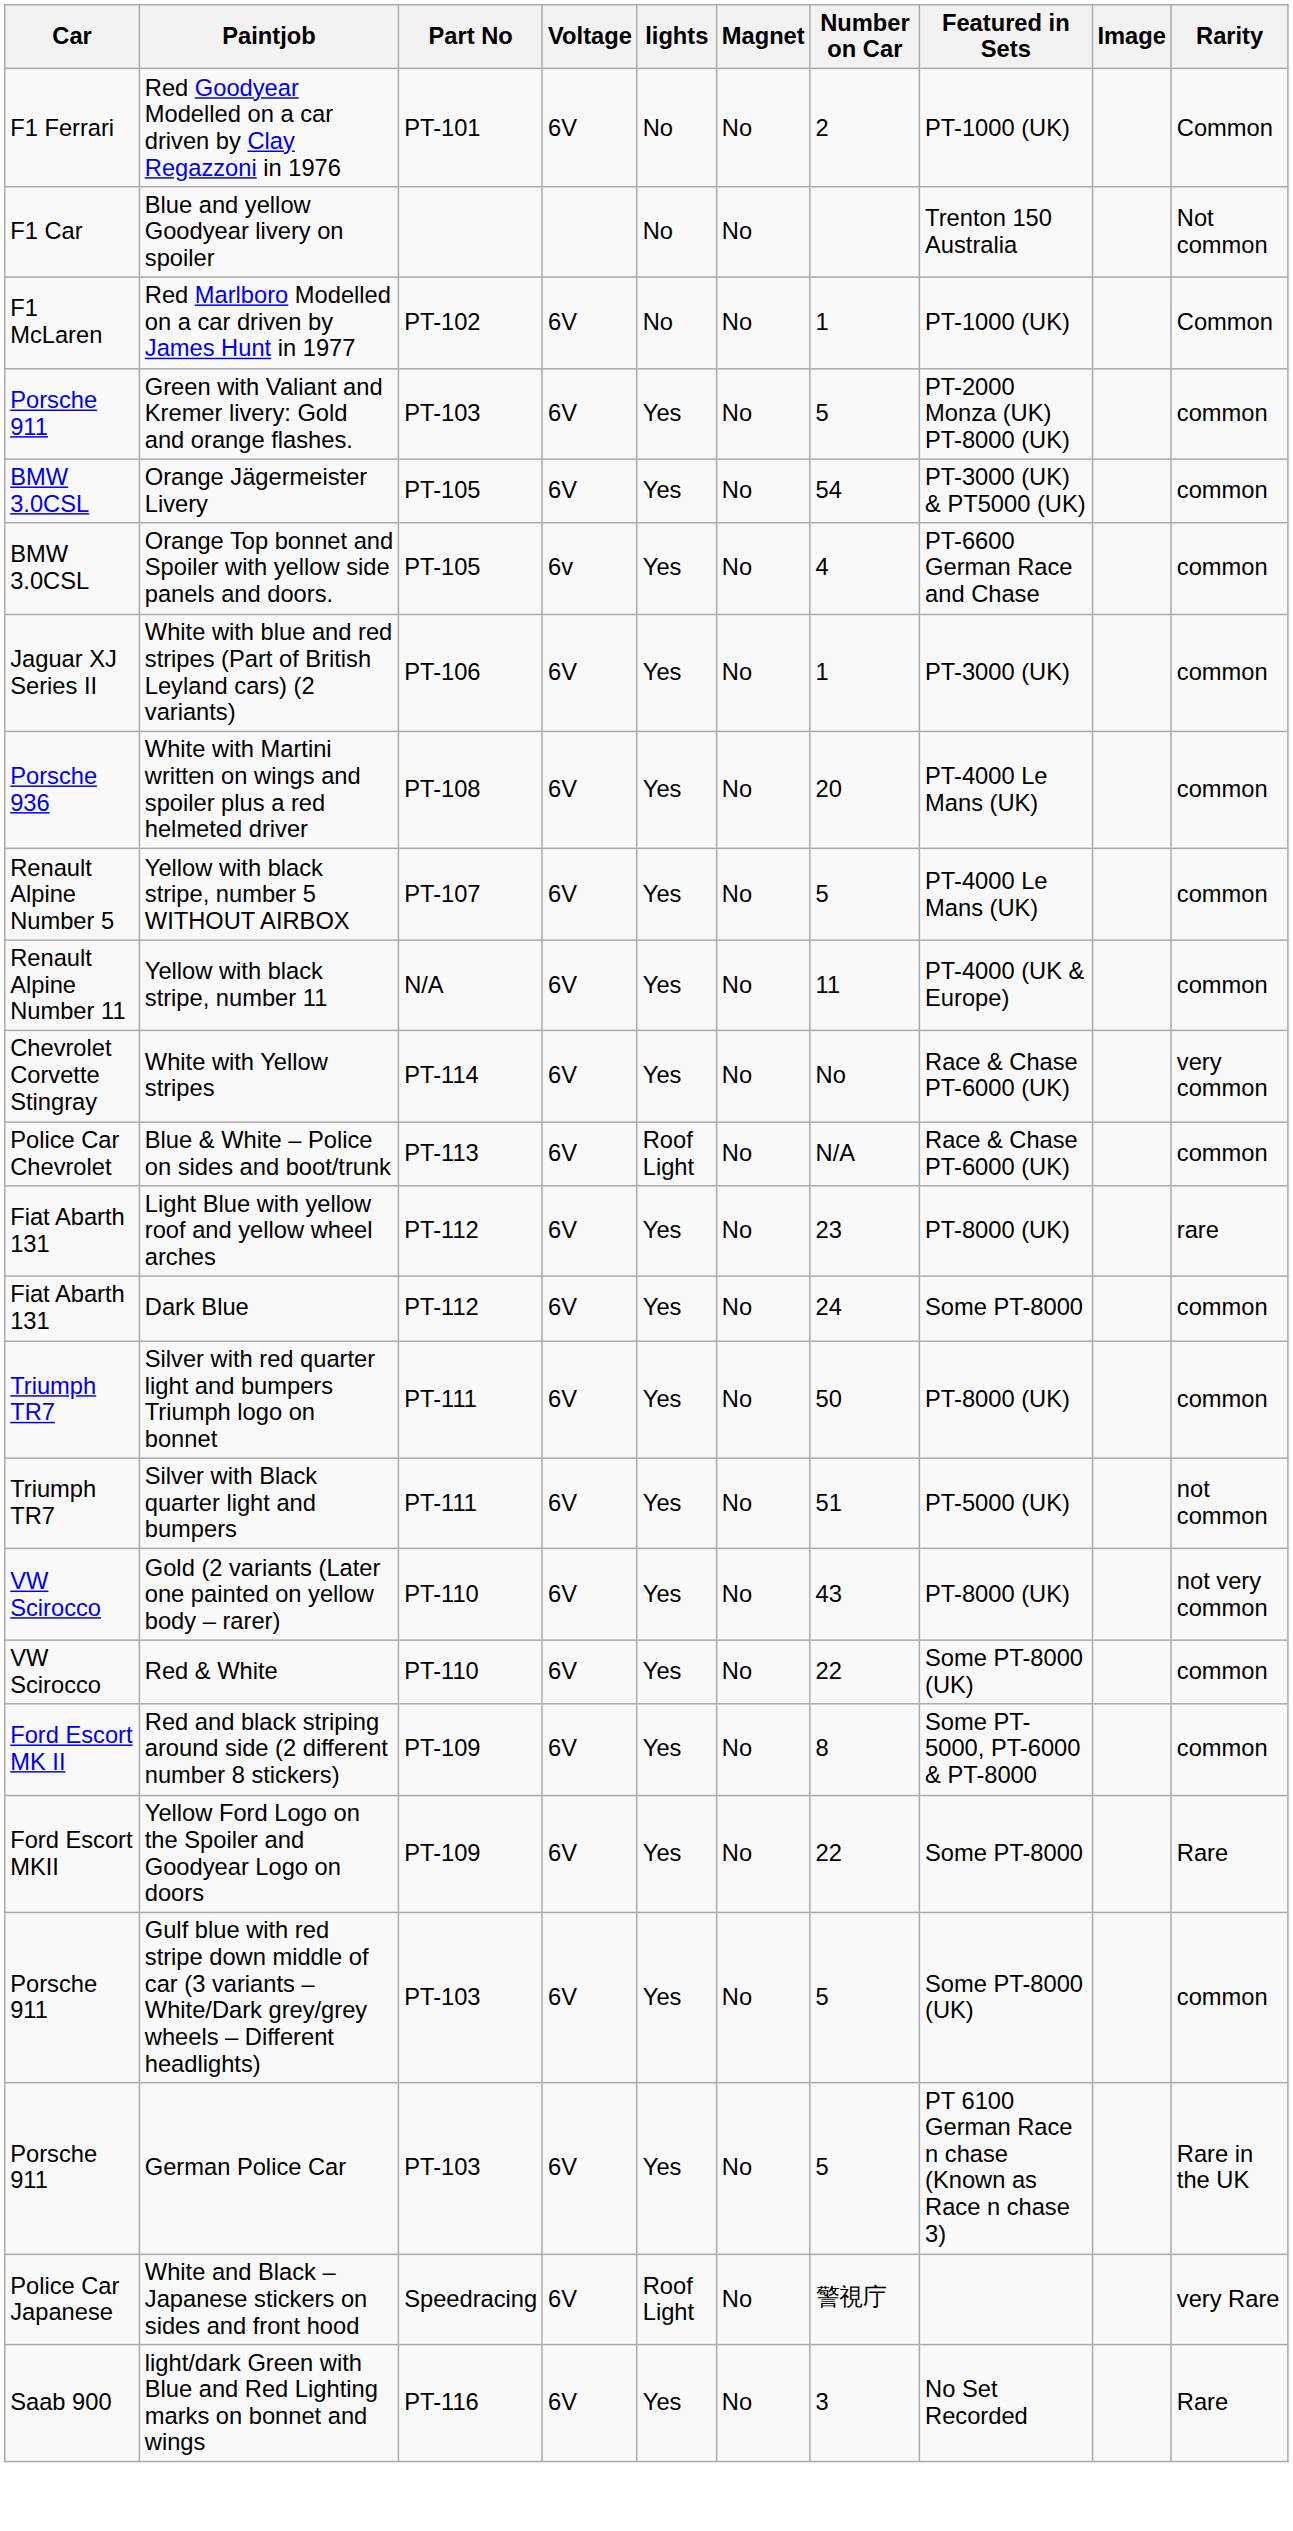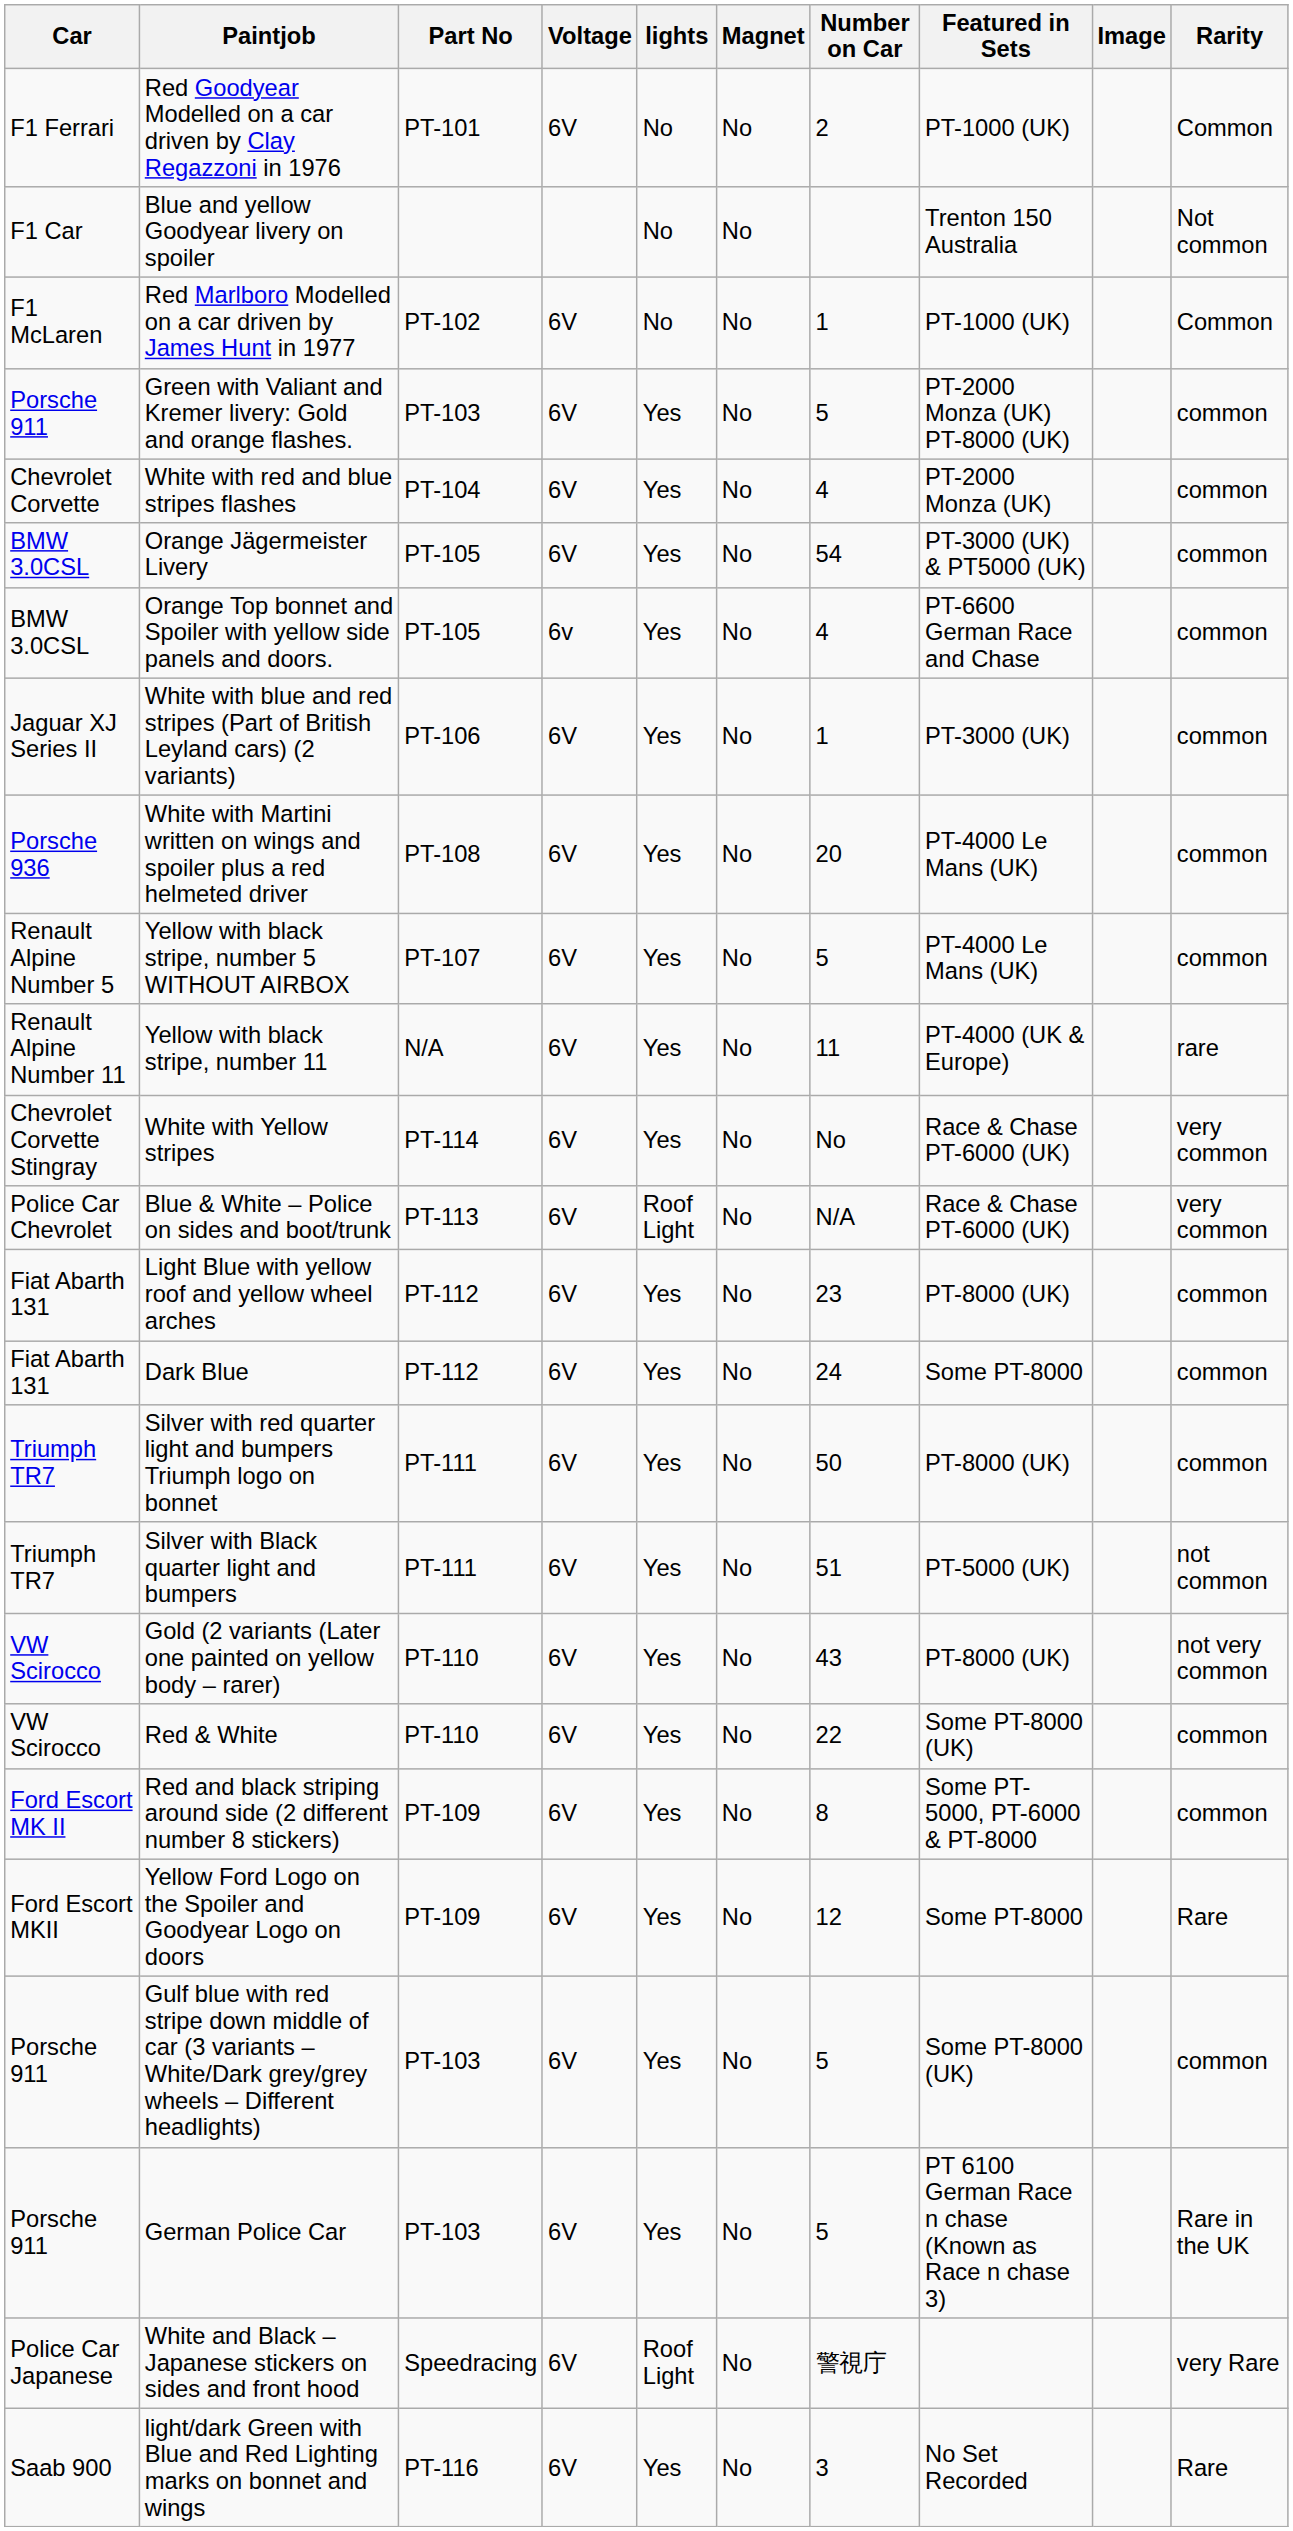+ row: (269, 490)
(1222, 984) common -> (1198, 1049) rare
(1222, 1153) common -> (1222, 1217) very common
(1198, 1230) rare -> (1222, 1294) common
(829, 1853) 22 -> (829, 1917) 12
